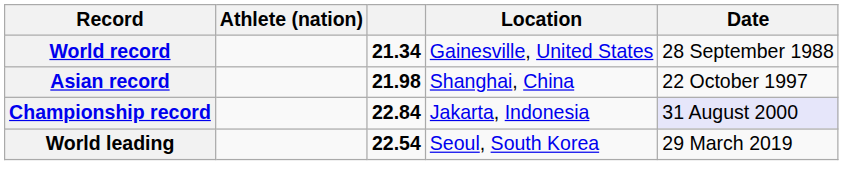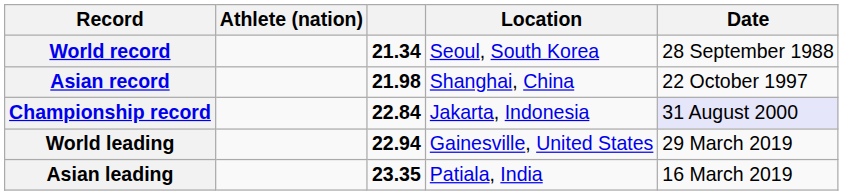(542, 50) Gainesville, United States -> (514, 50) Seoul, South Korea
(396, 143) 22.54 -> (396, 143) 22.94
(514, 143) Seoul, South Korea -> (542, 143) Gainesville, United States
+ row: (110, 174)
